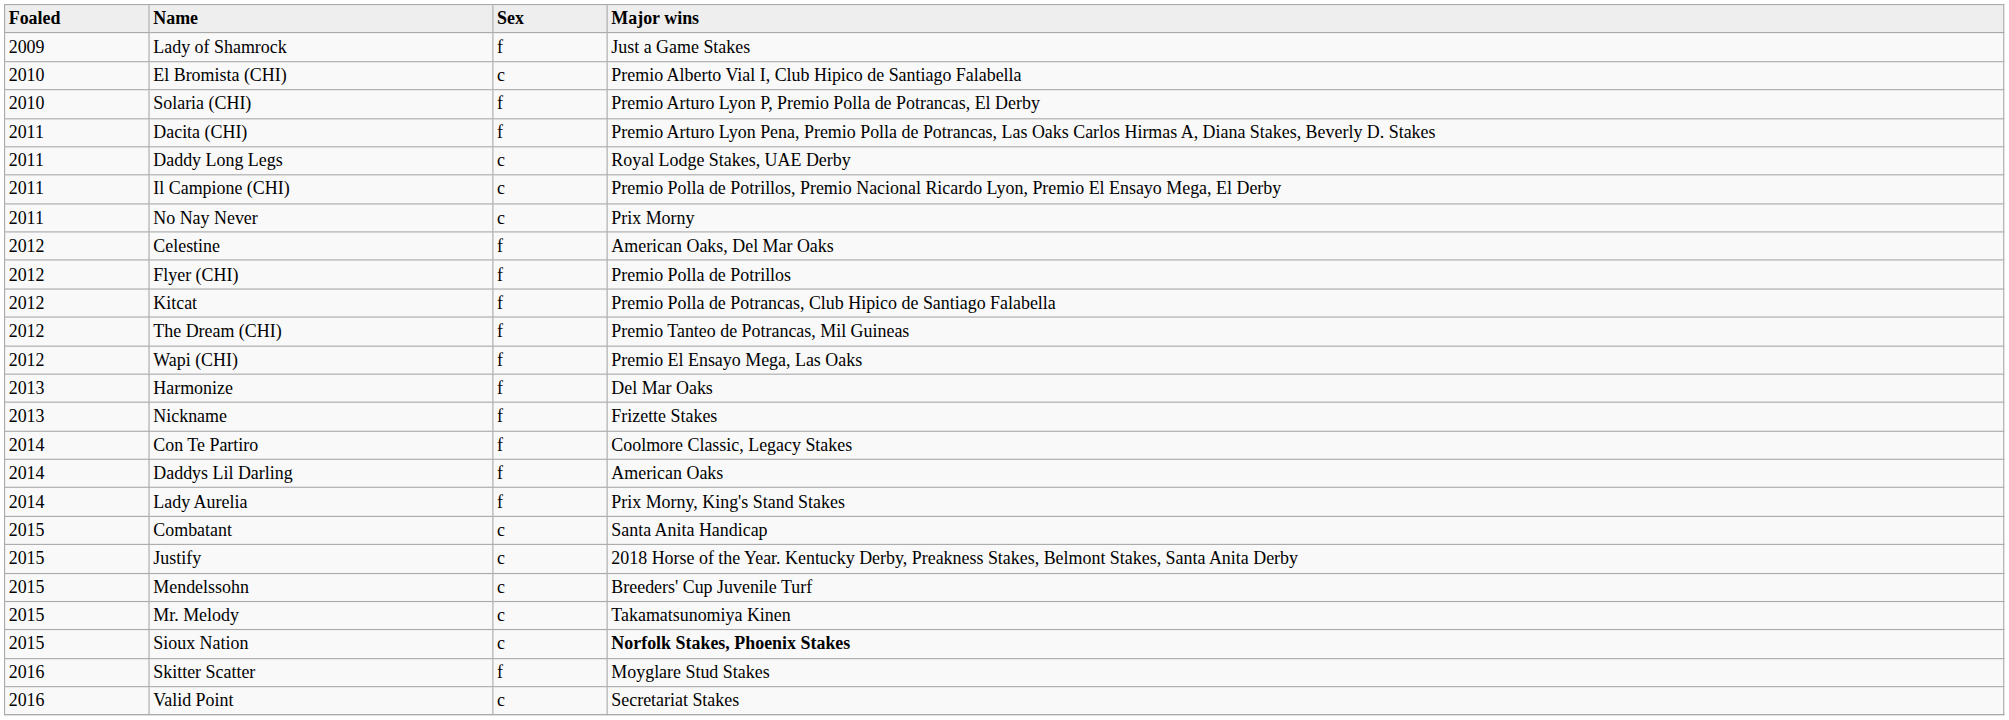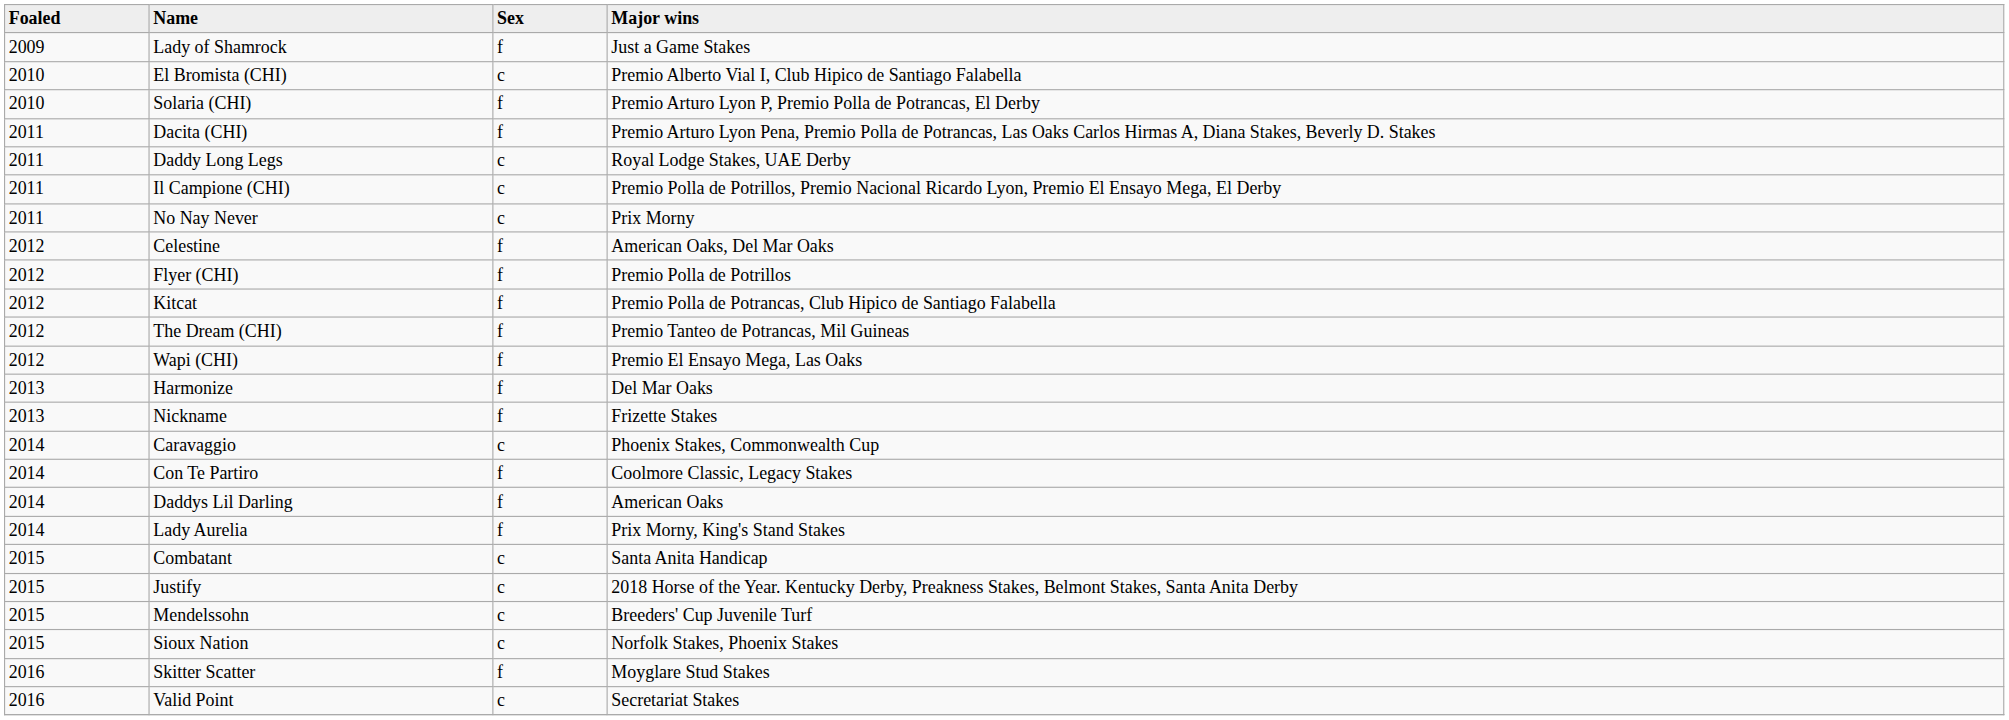+ row: (195, 445)
- row: (196, 615)
(731, 643) bold -> (725, 643) normal
